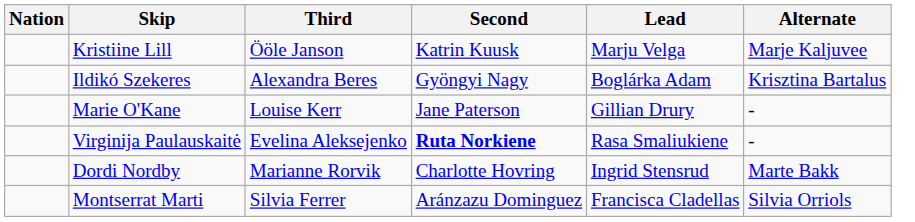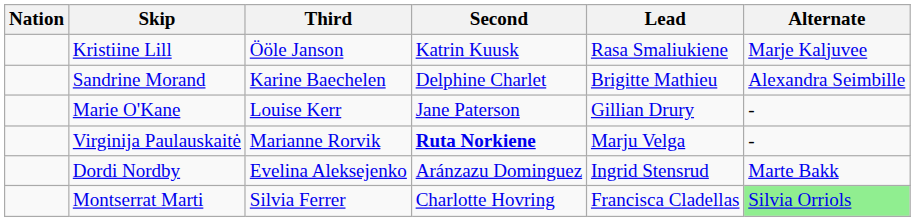(638, 49) Marju Velga -> (659, 49) Rasa Smaliukiene
+ row: (139, 79)
- row: (132, 79)
(328, 140) Evelina Aleksejenko -> (315, 140) Marianne Rorvik
(659, 140) Rasa Smaliukiene -> (638, 140) Marju Velga
(315, 170) Marianne Rorvik -> (328, 170) Evelina Aleksejenko
(485, 170) Charlotte Hovring -> (499, 170) Aránzazu Dominguez
(499, 200) Aránzazu Dominguez -> (485, 200) Charlotte Hovring
(800, 200) no background -> (800, 200) lightgreen background
